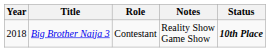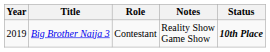(17, 33) 2018 -> (17, 33) 2019
